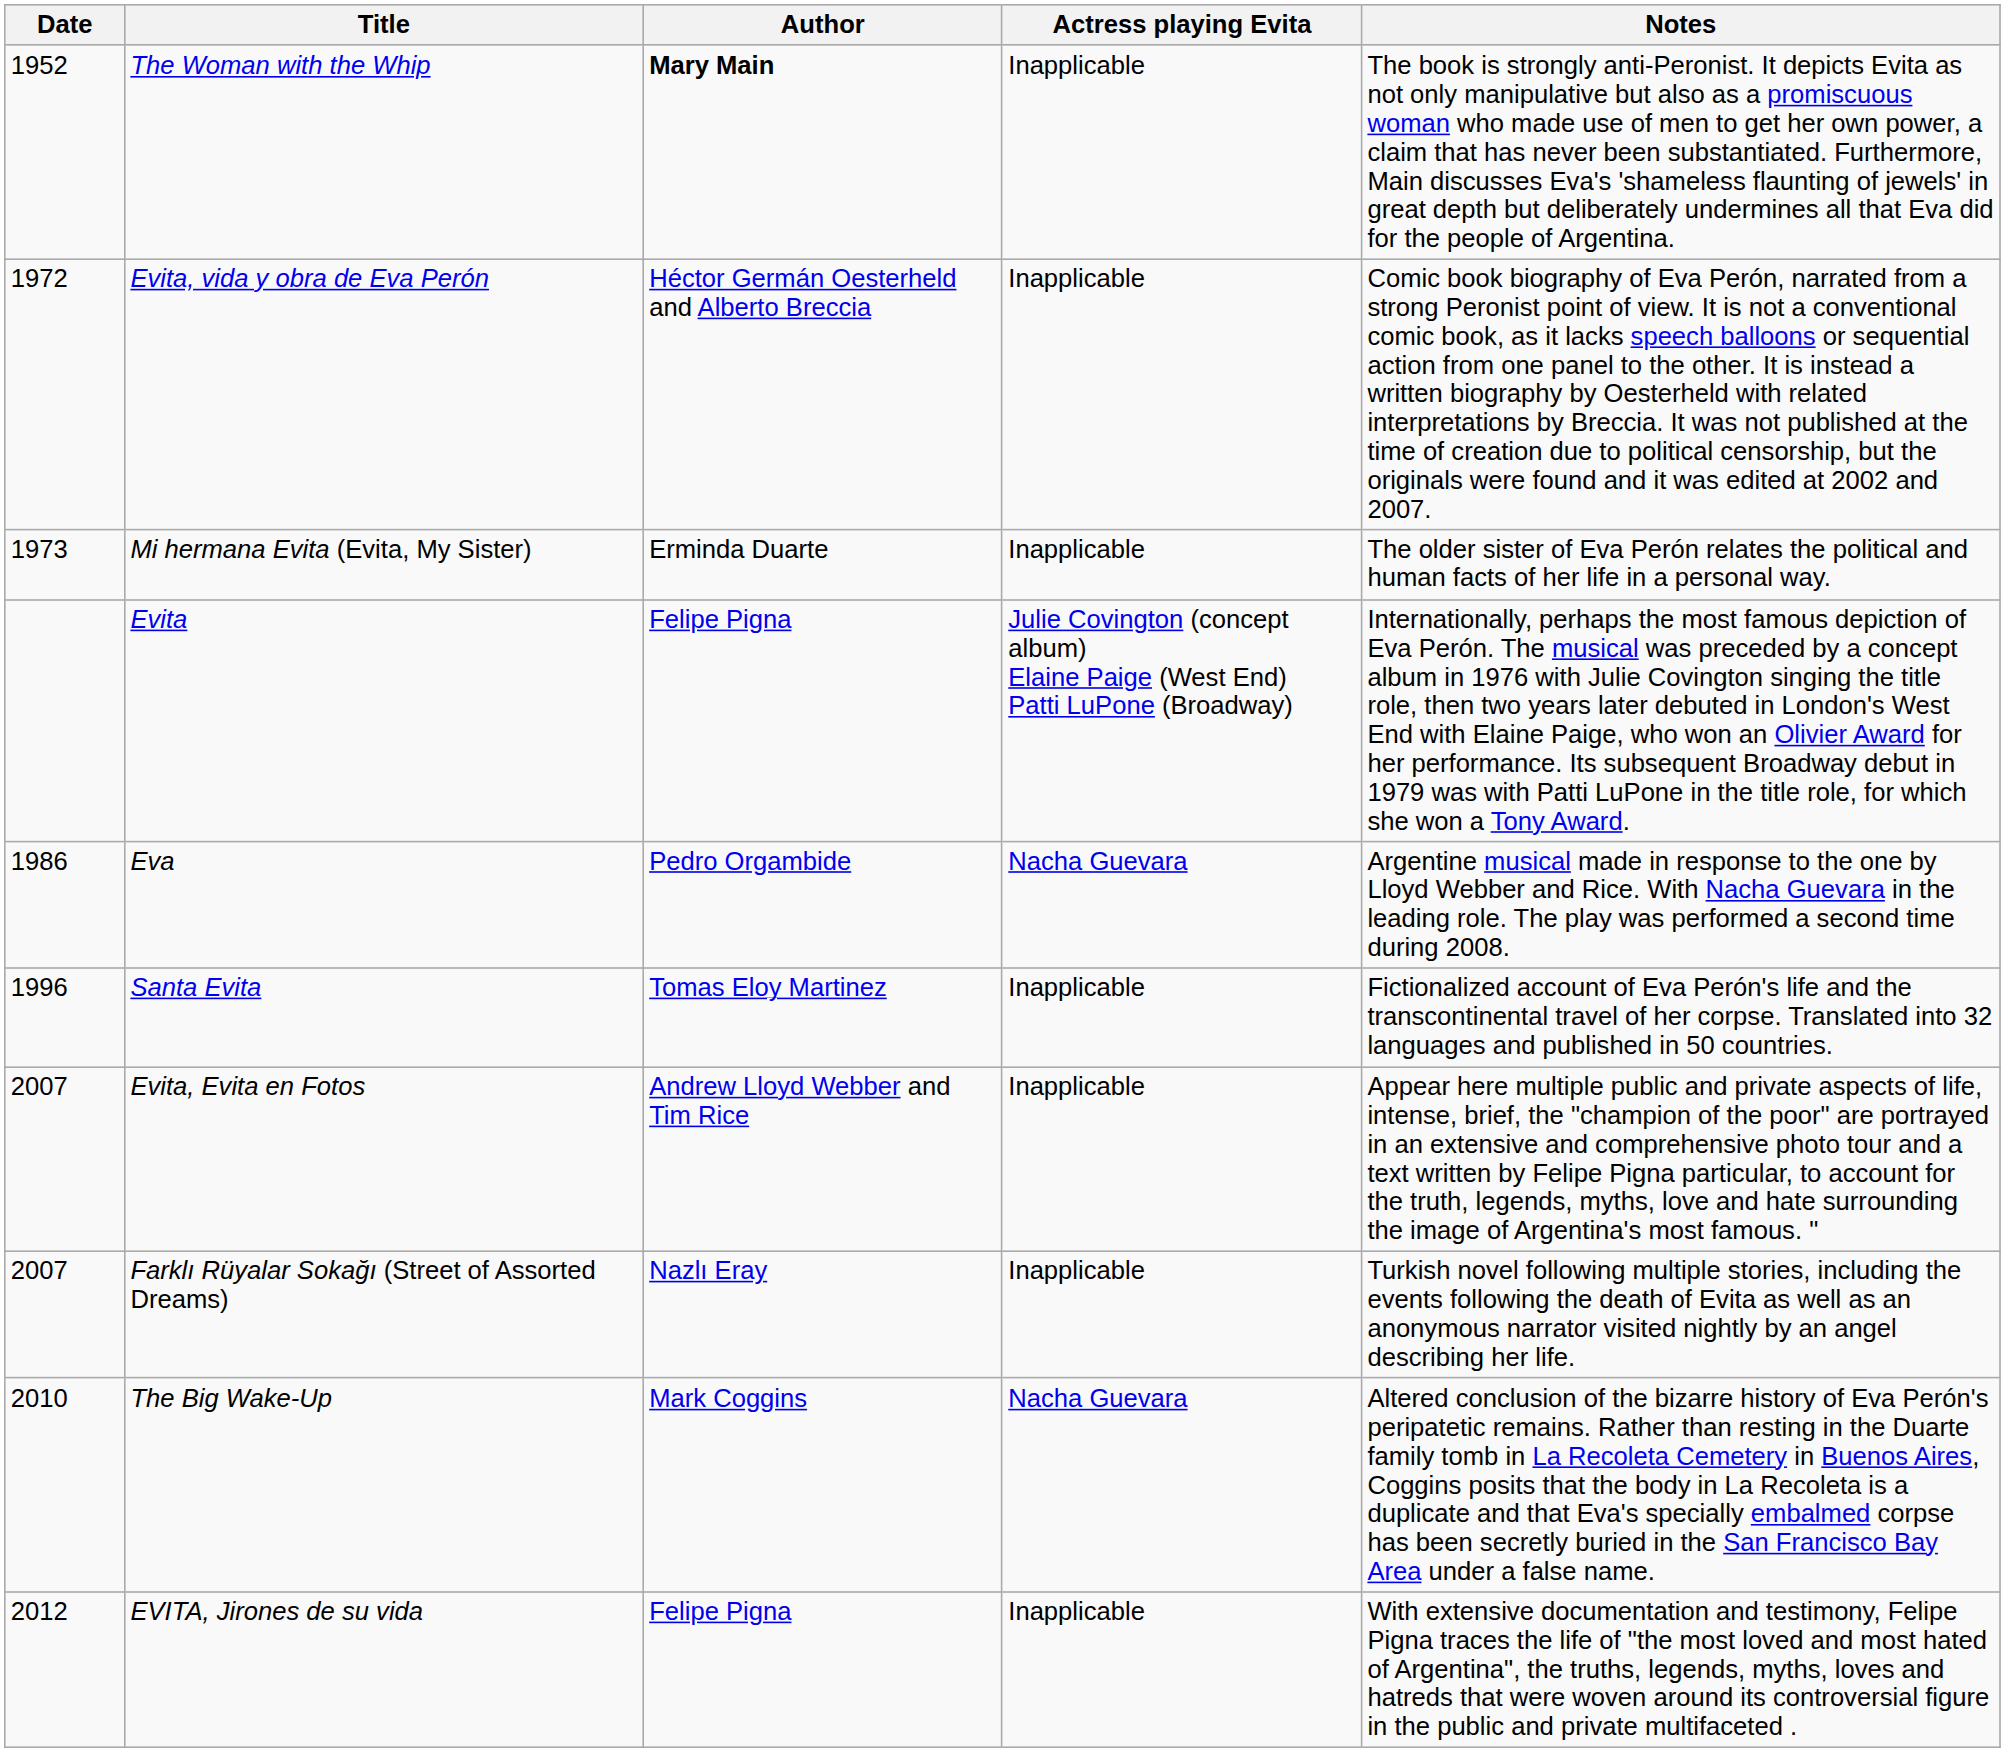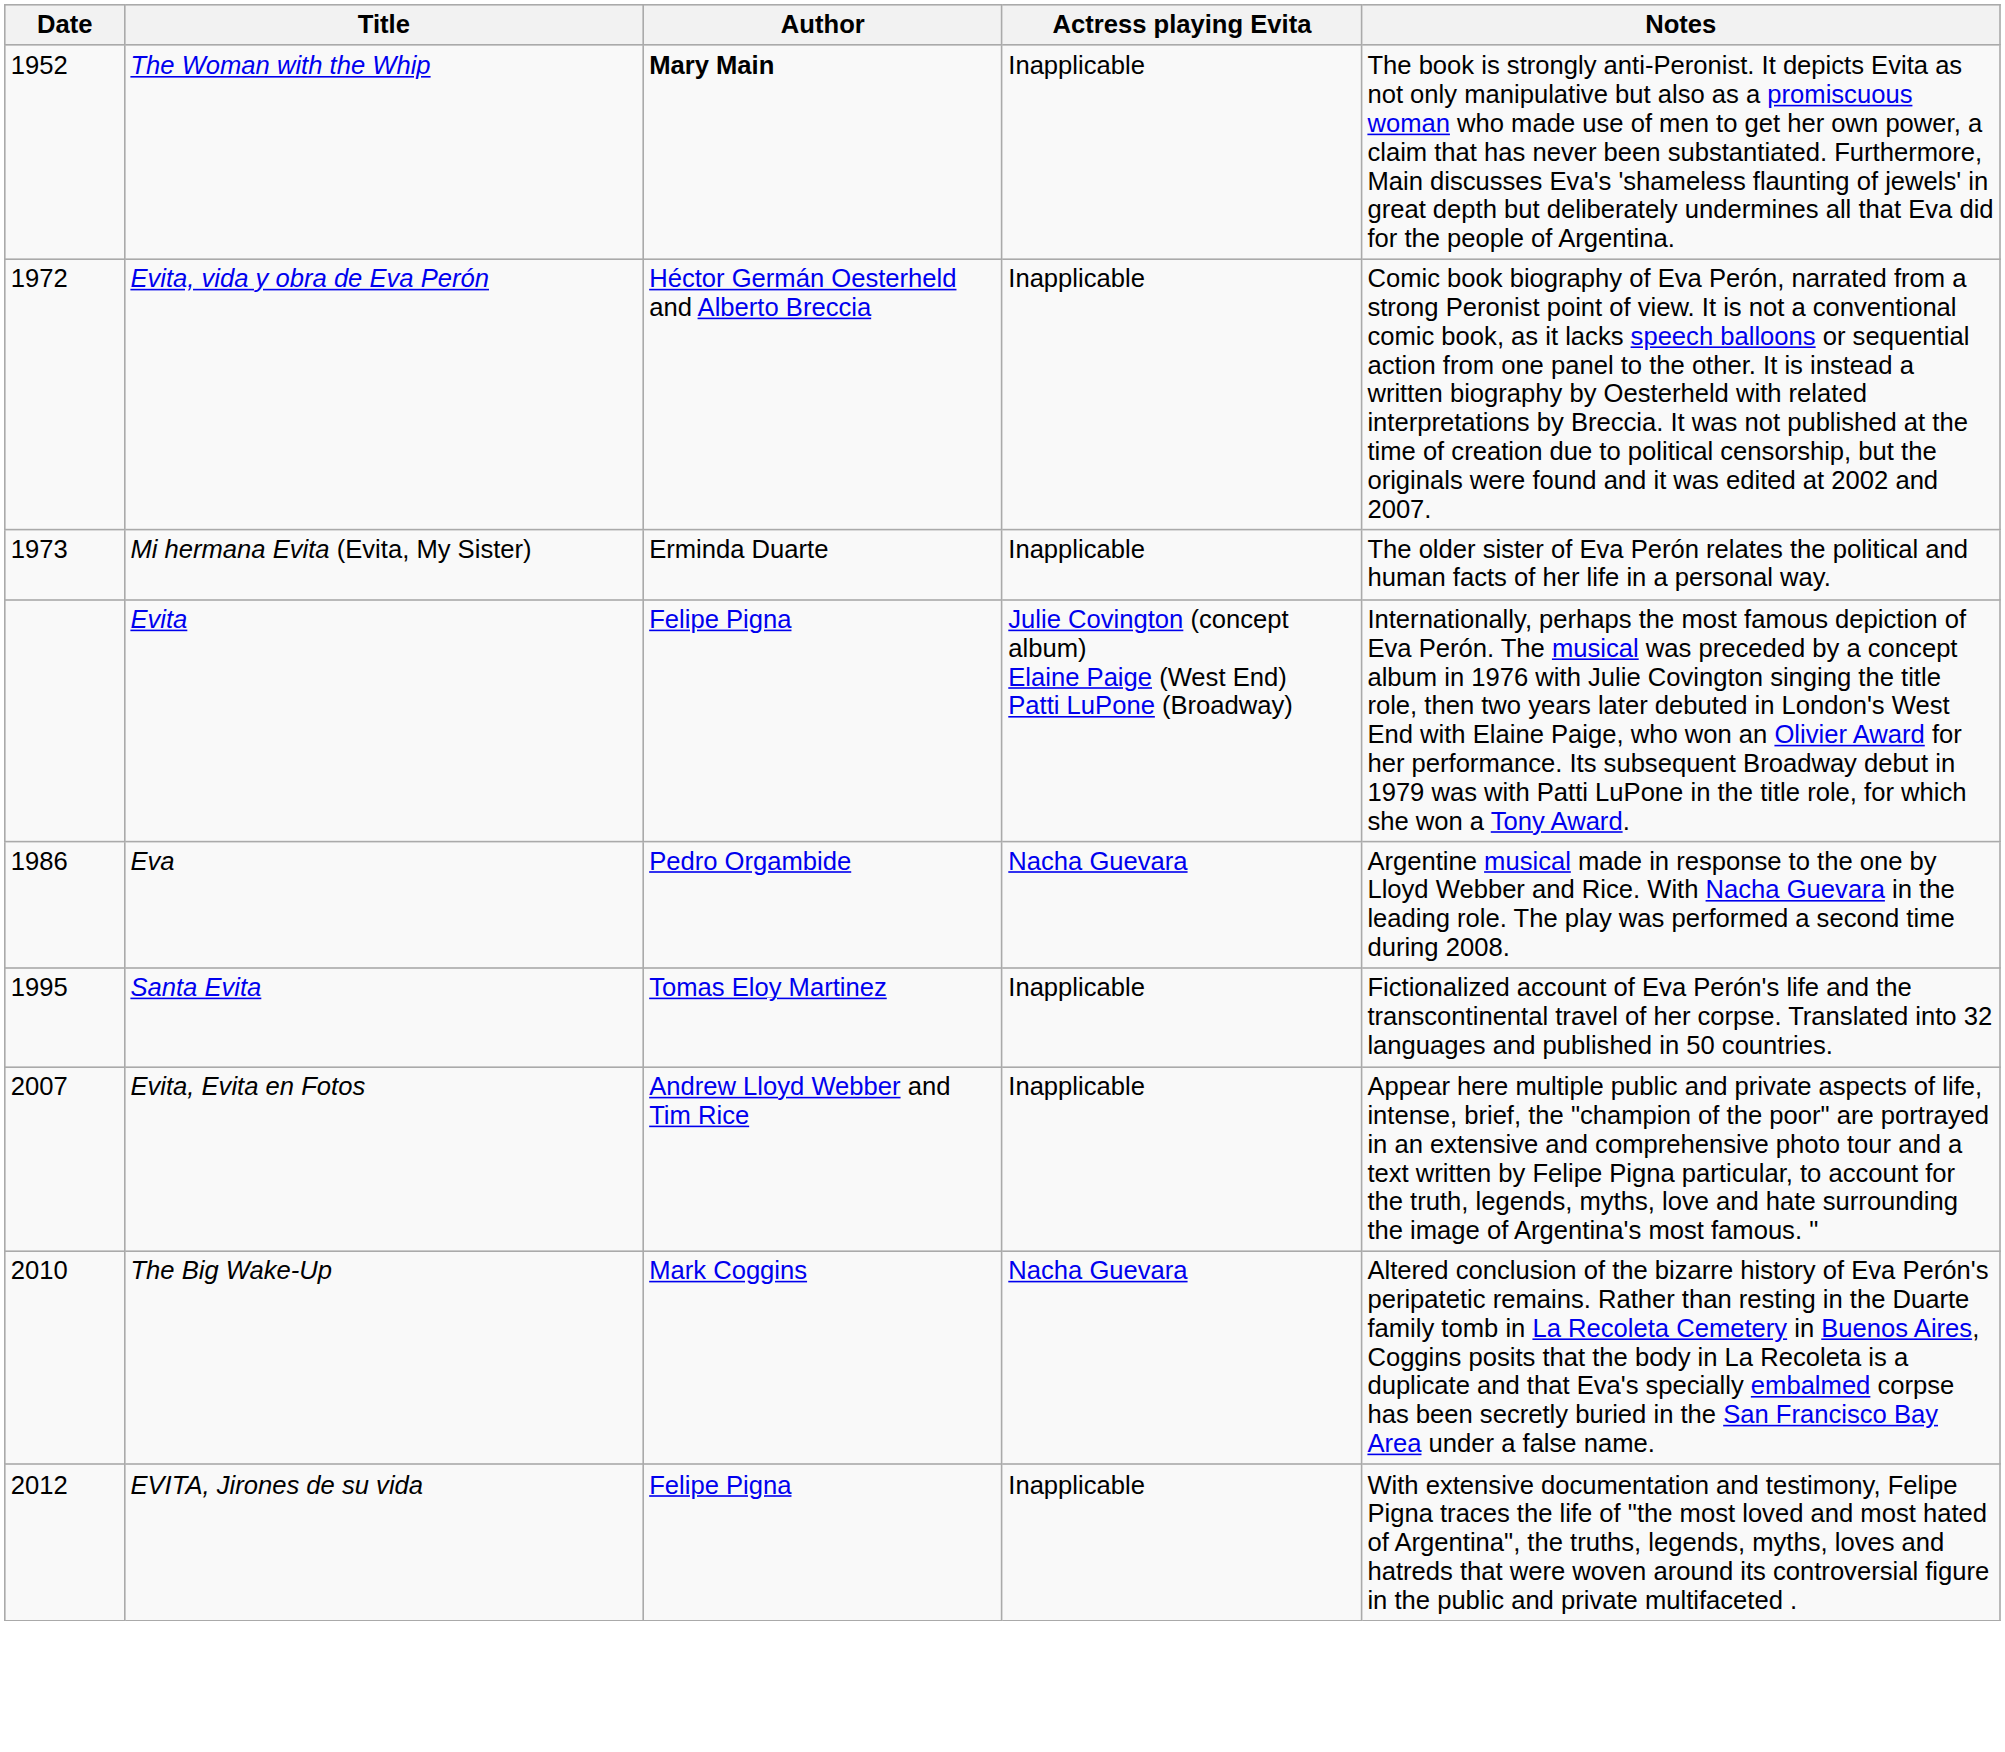(39, 988) 1996 -> (39, 988) 1995
- row: (363, 1285)
